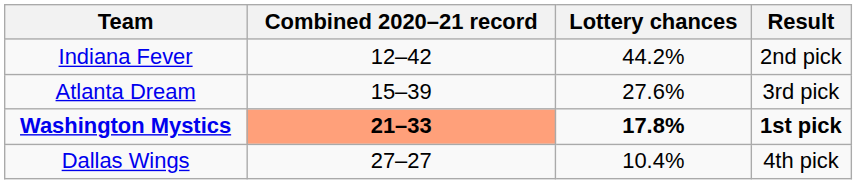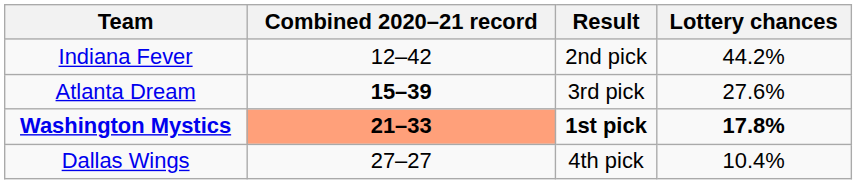columns swapped: (653, 21) <-> (801, 21)
(401, 91) normal -> (401, 91) bold
